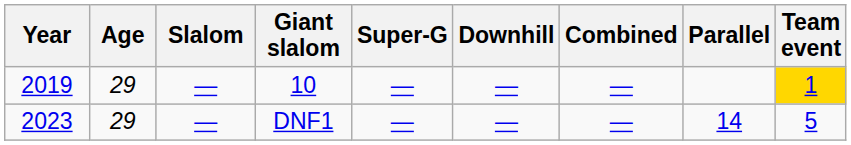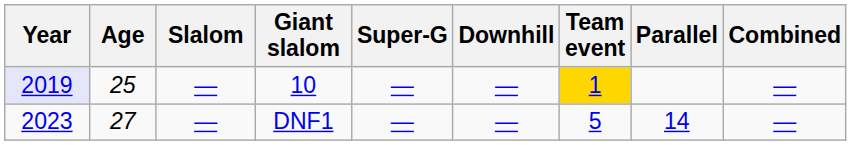columns swapped: (621, 35) <-> (811, 35)
(47, 85) no background -> (47, 85) lavender background
(123, 85) 29 -> (123, 85) 25
(123, 121) 29 -> (123, 121) 27
